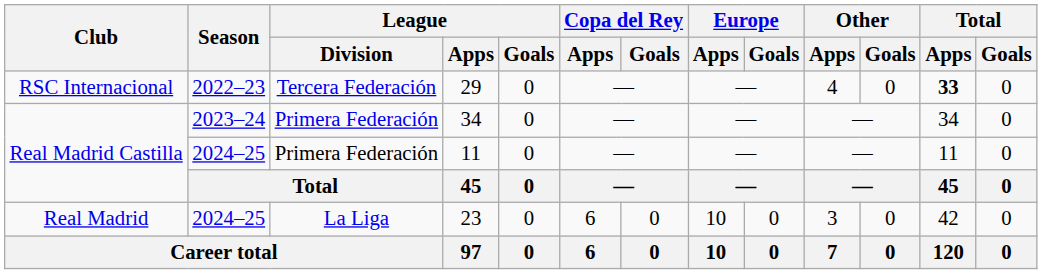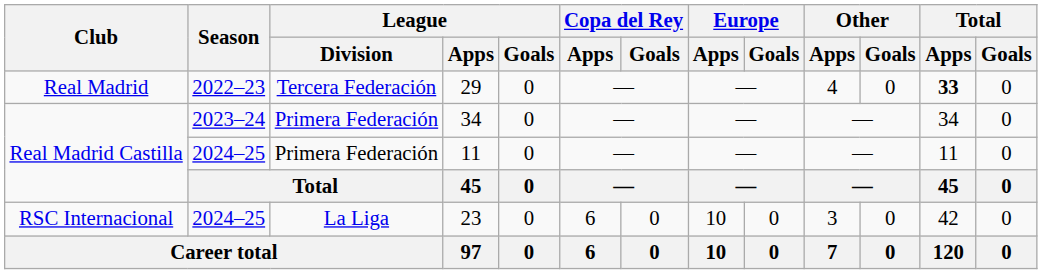(96, 86) RSC Internacional -> (96, 86) Real Madrid
(96, 218) Real Madrid -> (96, 218) RSC Internacional
